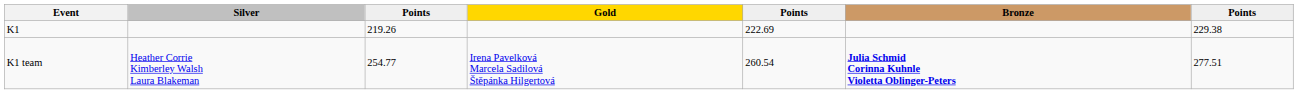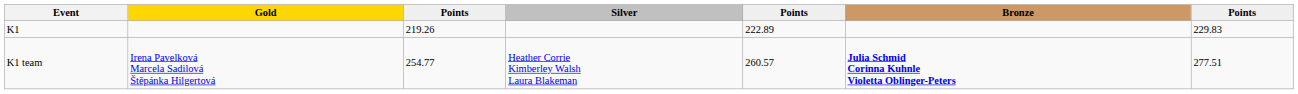columns swapped: (605, 12) <-> (246, 12)
(760, 29) 222.69 -> (760, 29) 222.89
(1208, 29) 229.38 -> (1208, 29) 229.83
(760, 63) 260.54 -> (760, 63) 260.57
